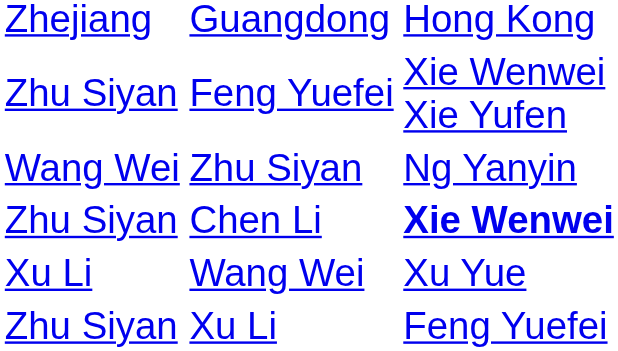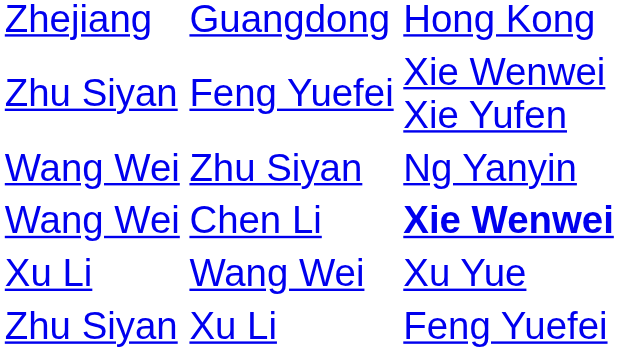(91, 220) Zhu Siyan -> (92, 220) Wang Wei
